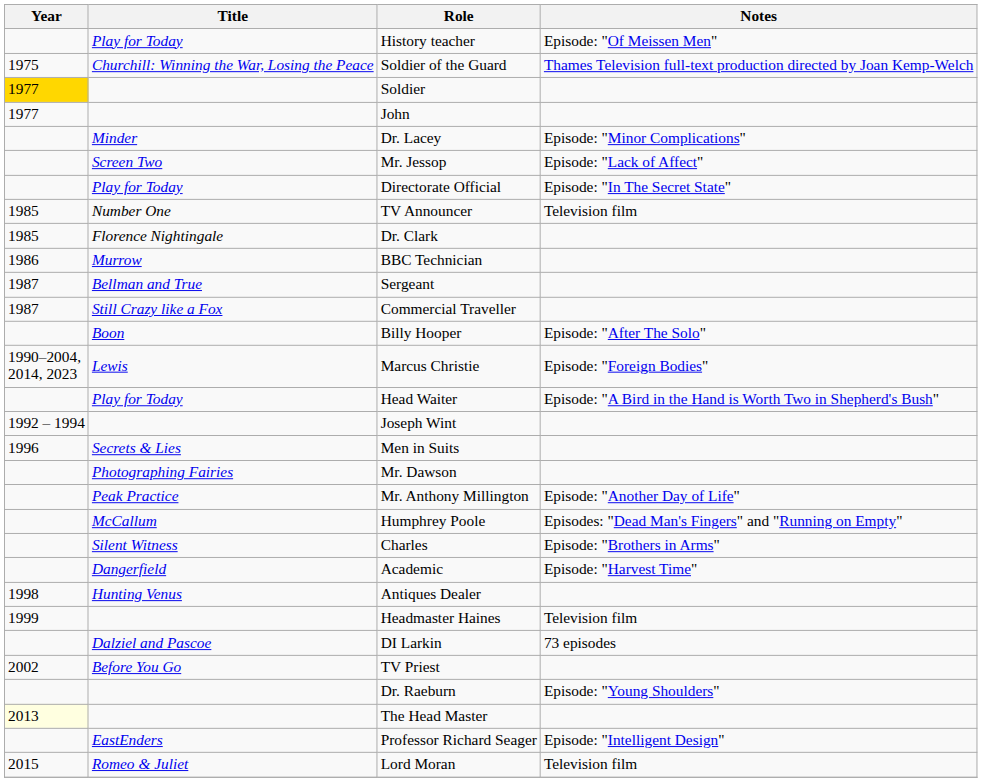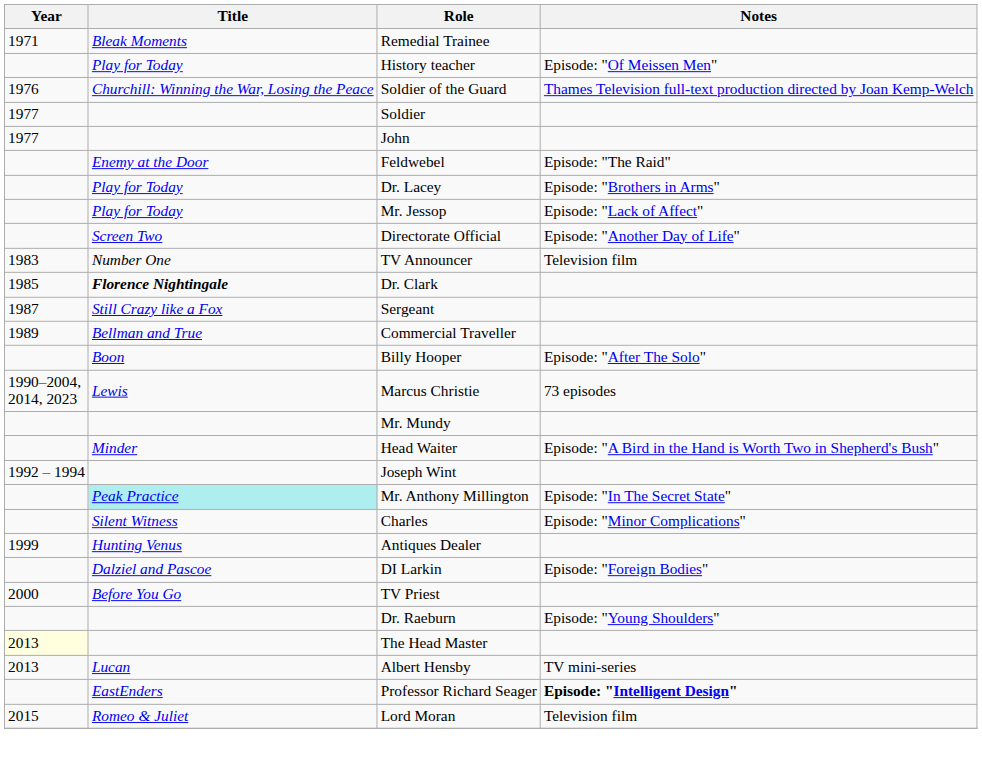+ row: (435, 41)
(23, 65) 1975 -> (23, 89) 1976
(23, 89) gold background -> (23, 114) no background
+ row: (413, 162)
(115, 138) Minder -> (137, 187) Play for Today
(645, 138) Episode: "Minor Complications" -> (632, 187) Episode: "Brothers in Arms"
(127, 162) Screen Two -> (137, 211) Play for Today
(137, 187) Play for Today -> (127, 235) Screen Two
(637, 187) Episode: "In The Secret State" -> (642, 235) Episode: "Another Day of Life"
(23, 211) 1985 -> (23, 260) 1983
(158, 235) normal -> (160, 284) bold
- row: (431, 260)
(147, 284) Bellman and True -> (157, 308) Still Crazy like a Fox
(23, 308) 1987 -> (23, 333) 1989
(157, 308) Still Crazy like a Fox -> (147, 333) Bellman and True
(626, 366) Episode: "Foreign Bodies" -> (580, 390) 73 episodes
+ row: (416, 423)
(137, 399) Play for Today -> (115, 448) Minder
- row: (420, 448)
- row: (419, 472)
(135, 496) no background -> (135, 496) paleturquoise background
(642, 496) Episode: "Another Day of Life" -> (637, 496) Episode: "In The Secret State"
- row: (433, 521)
(632, 545) Episode: "Brothers in Arms" -> (645, 521) Episode: "Minor Complications"
- row: (412, 569)
(23, 594) 1998 -> (23, 545) 1999
- row: (441, 618)
(580, 642) 73 episodes -> (626, 569) Episode: "Foreign Bodies"
(23, 667) 2002 -> (23, 594) 2000
+ row: (426, 667)
(634, 740) normal -> (641, 691) bold
